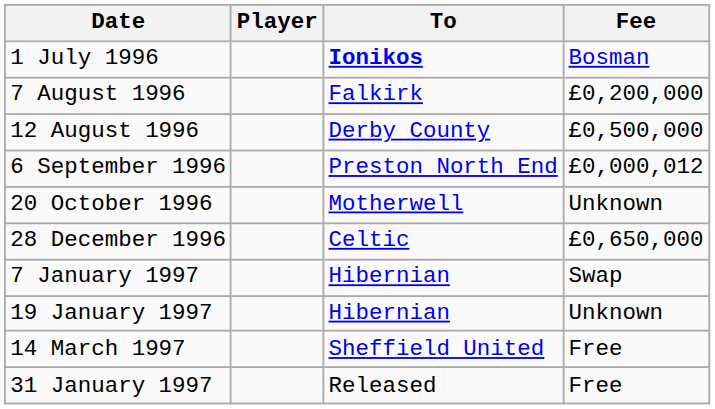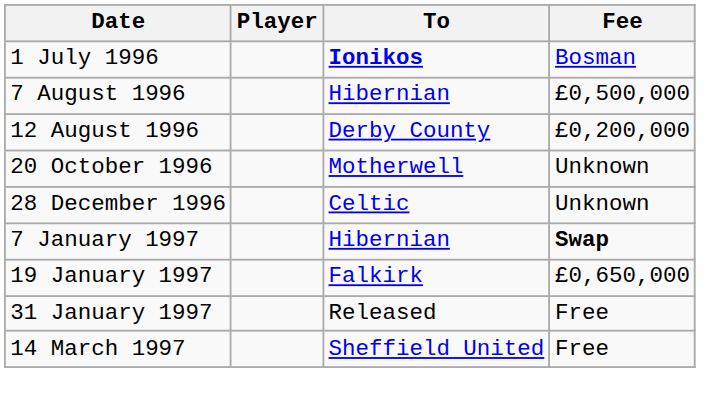(376, 96) Falkirk -> (389, 96) Hibernian
(636, 96) £0,200,000 -> (623, 96) £0,500,000
(636, 132) £0,500,000 -> (623, 132) £0,200,000
- row: (118, 169)
(636, 241) £0,650,000 -> (602, 205) Unknown
(596, 277) normal -> (582, 241) bold
(389, 314) Hibernian -> (376, 277) Falkirk
(616, 314) Unknown -> (623, 277) £0,650,000
rows swapped: (111, 386) <-> (98, 350)
